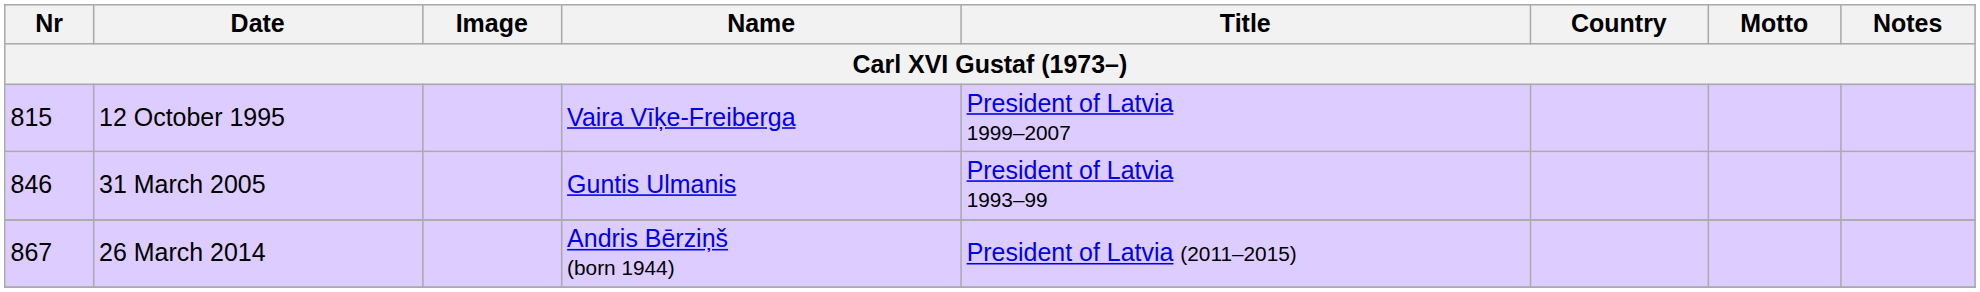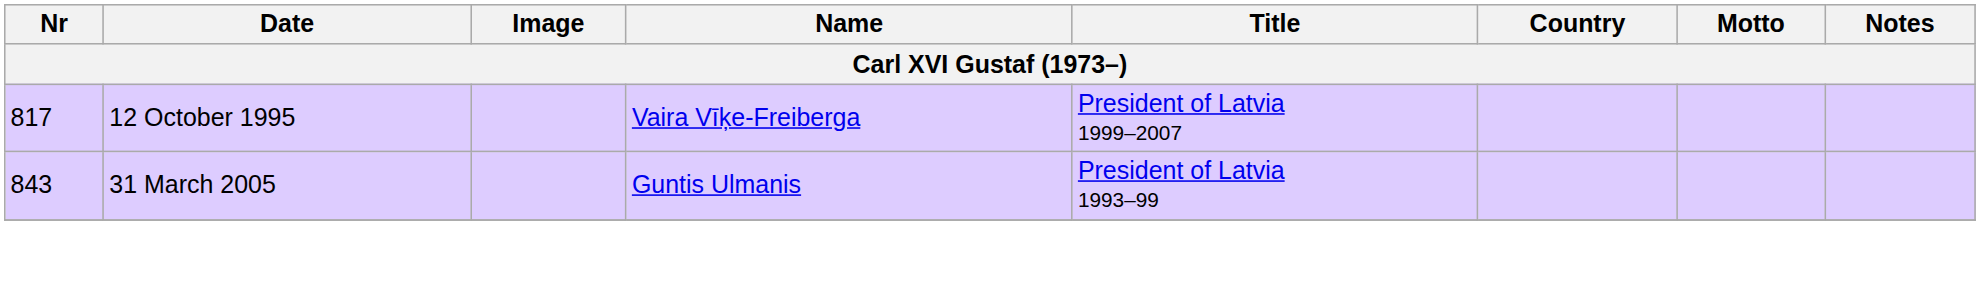(31, 117) 815 -> (31, 117) 817
(31, 185) 846 -> (31, 185) 843
- row: (182, 252)
